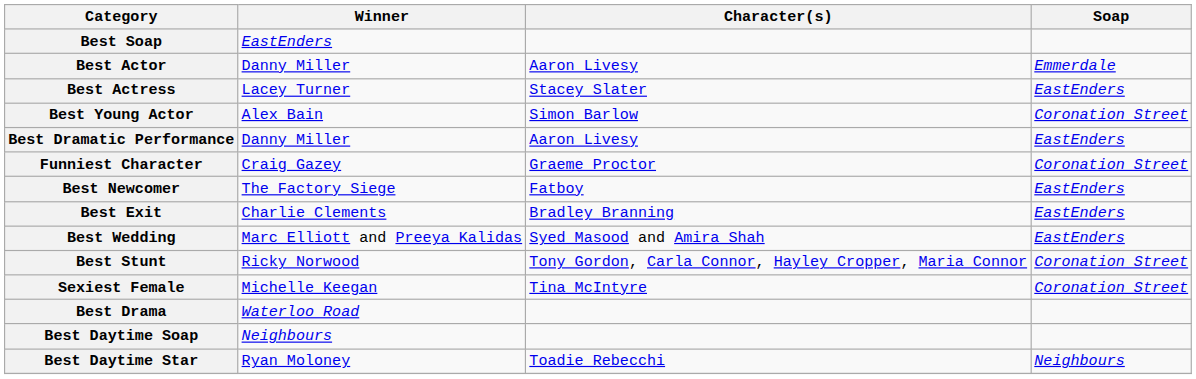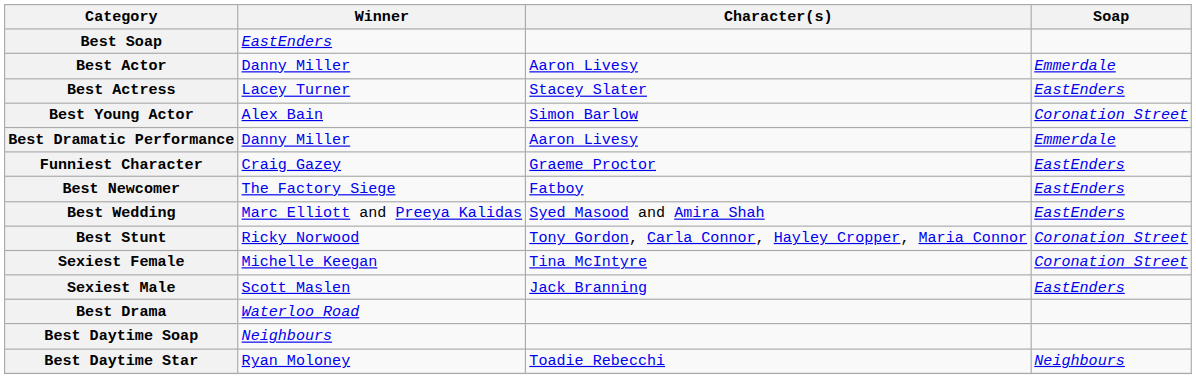(1080, 140) EastEnders -> (1075, 140) Emmerdale
(1111, 164) Coronation Street -> (1080, 164) EastEnders
- row: (121, 213)
+ row: (121, 287)
